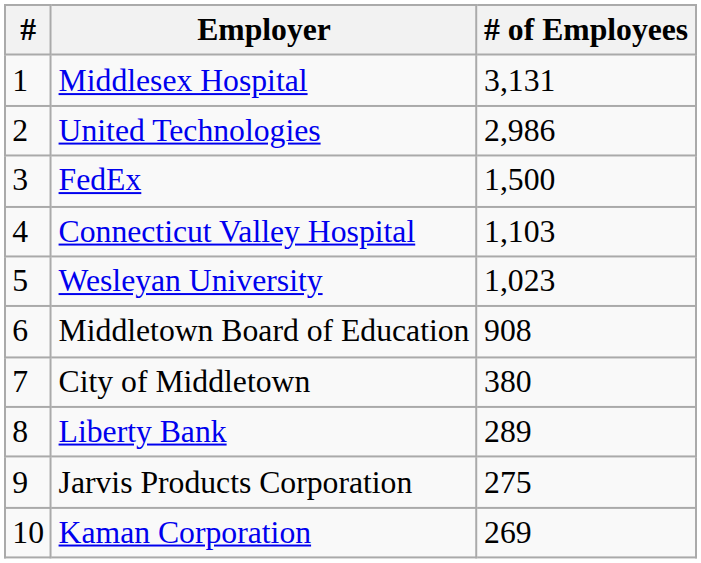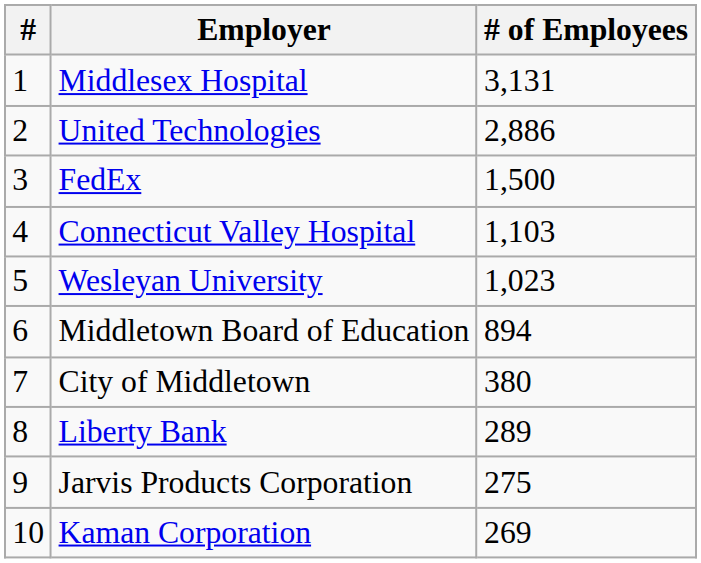(520, 130) 2,986 -> (520, 130) 2,886
(508, 331) 908 -> (508, 331) 894
